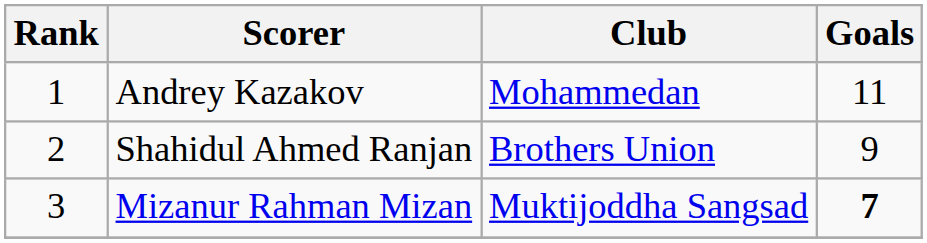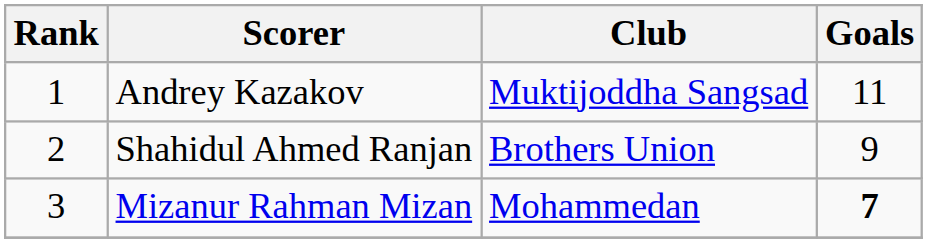(594, 91) Mohammedan -> (649, 91) Muktijoddha Sangsad
(649, 206) Muktijoddha Sangsad -> (594, 206) Mohammedan
